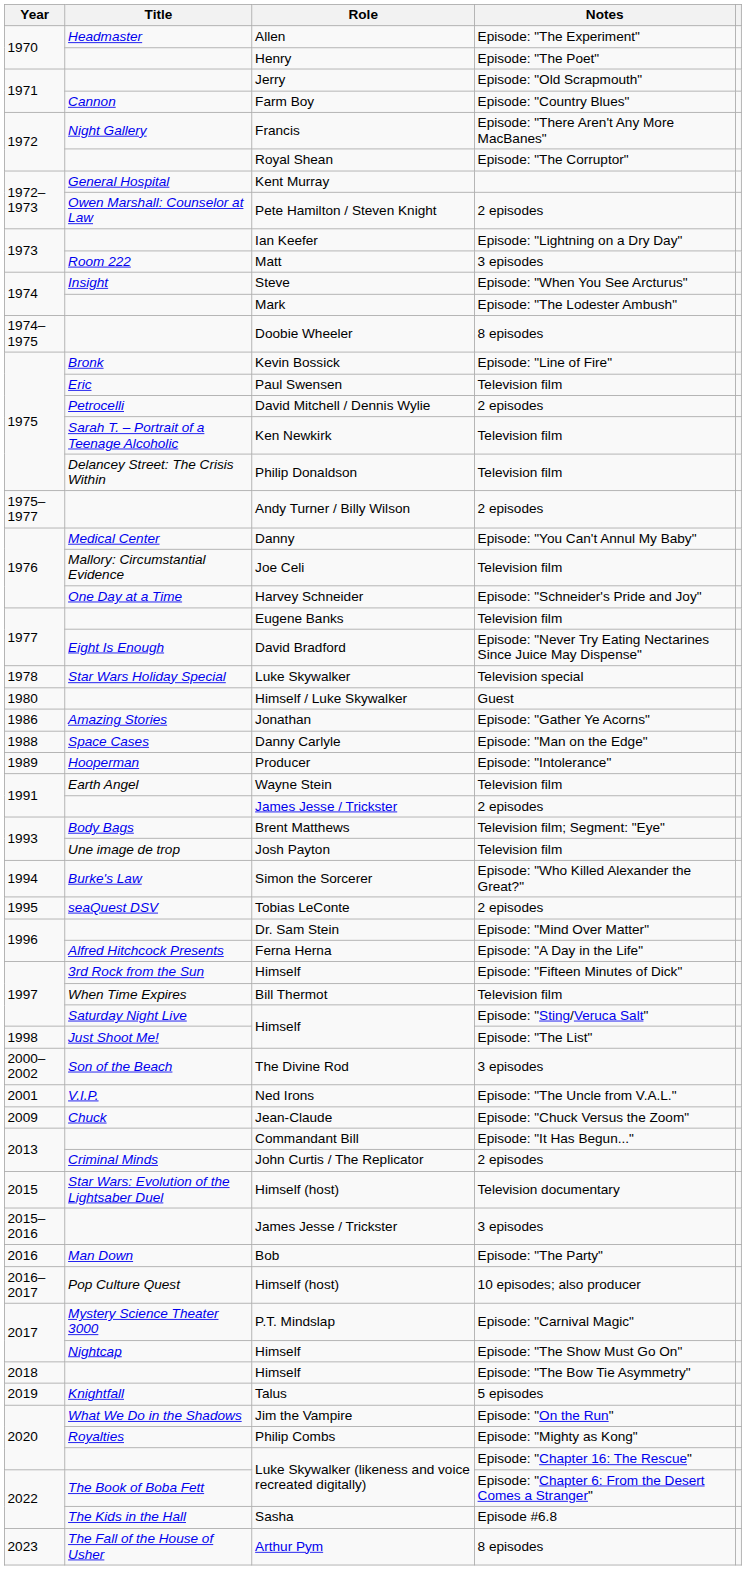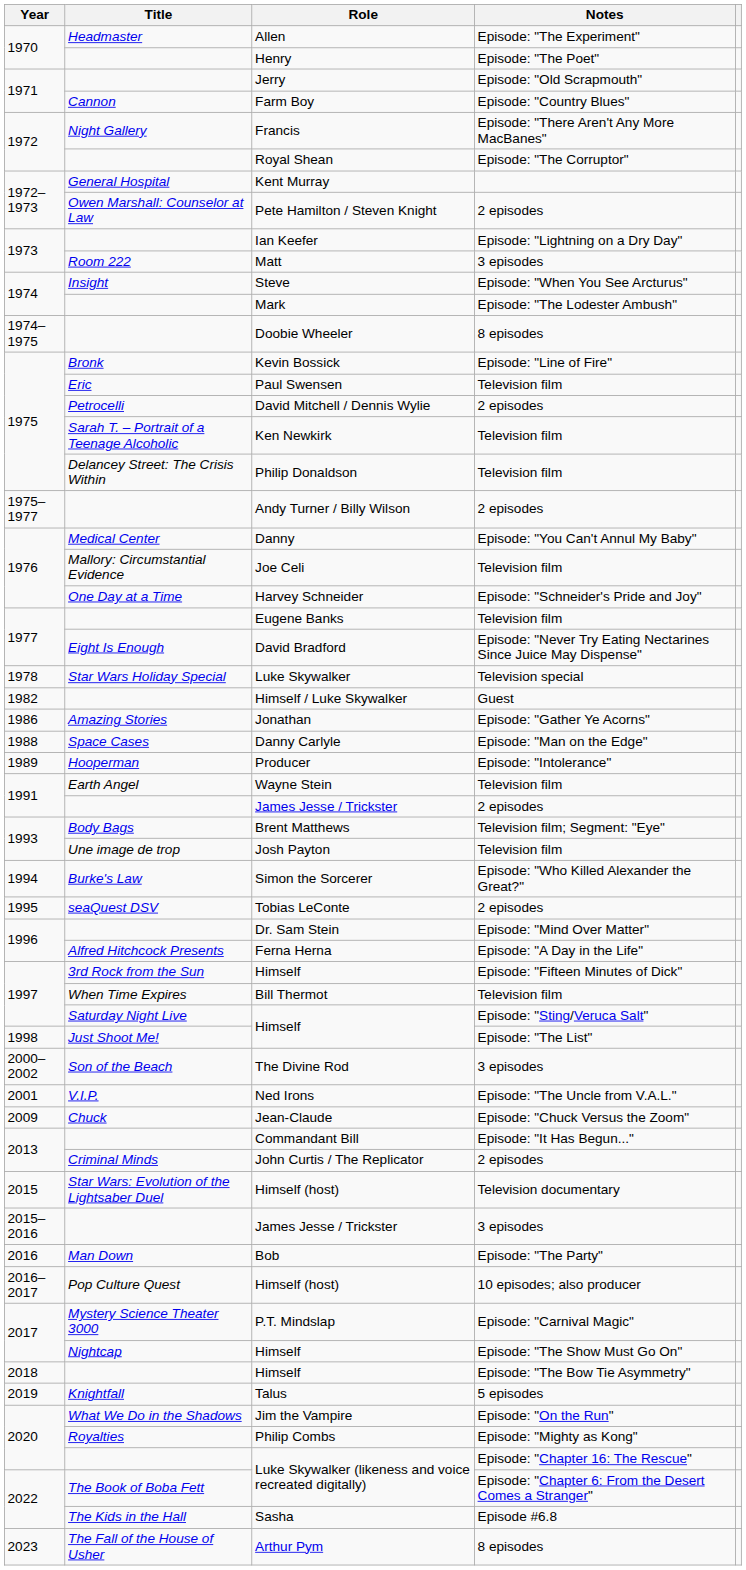(23, 698) 1980 -> (23, 698) 1982
